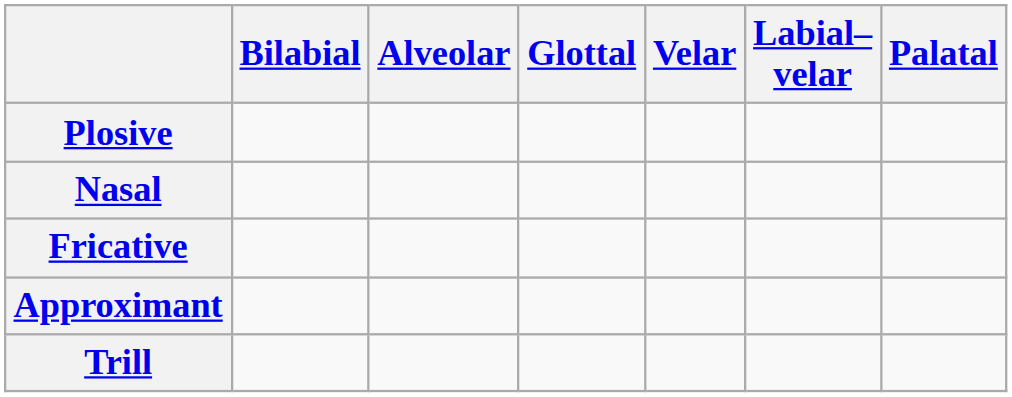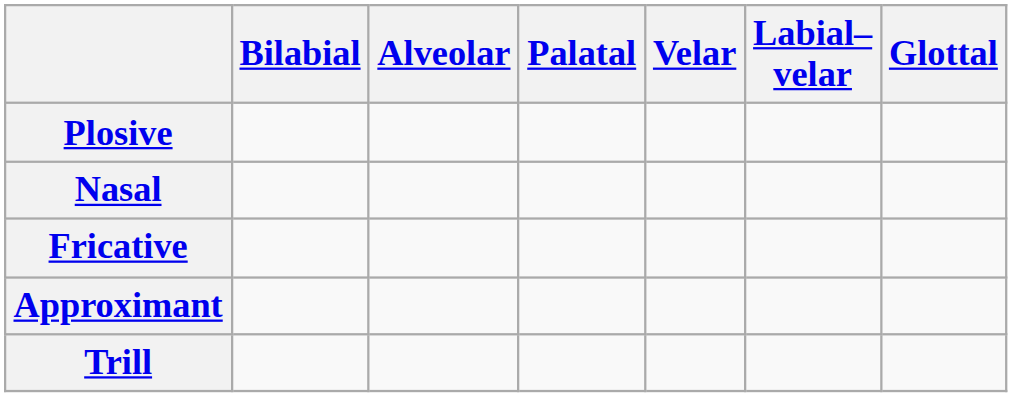columns swapped: (943, 53) <-> (582, 53)
